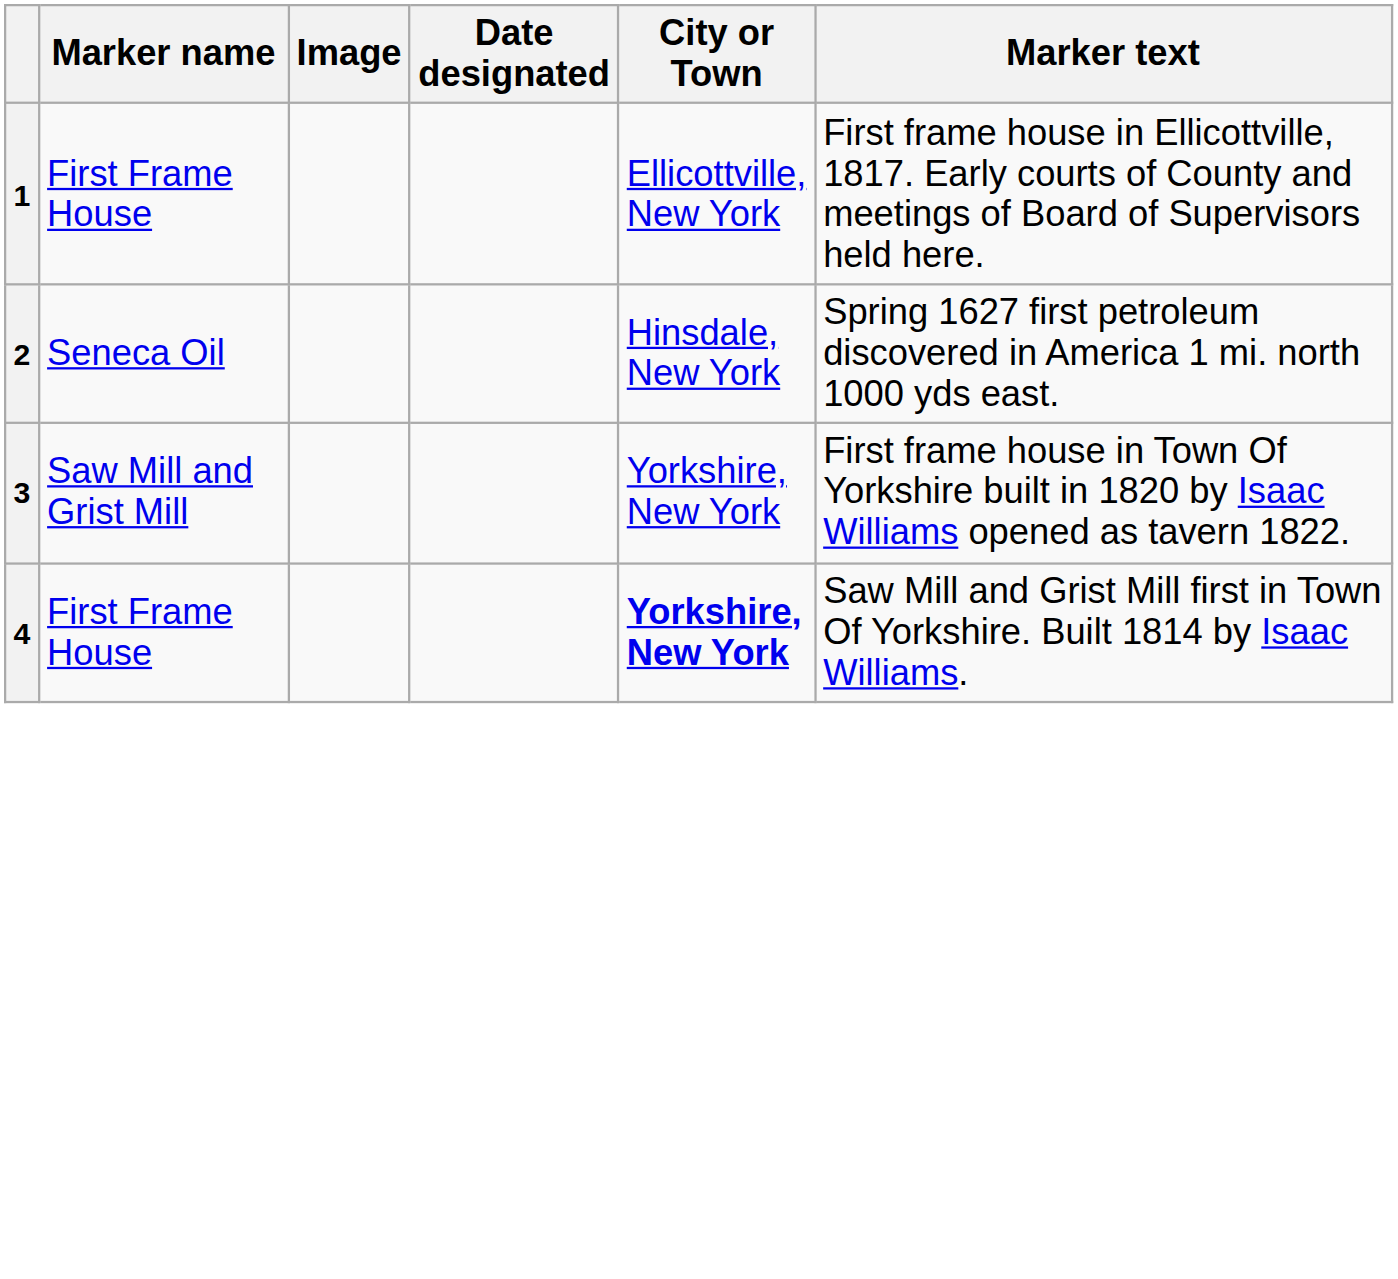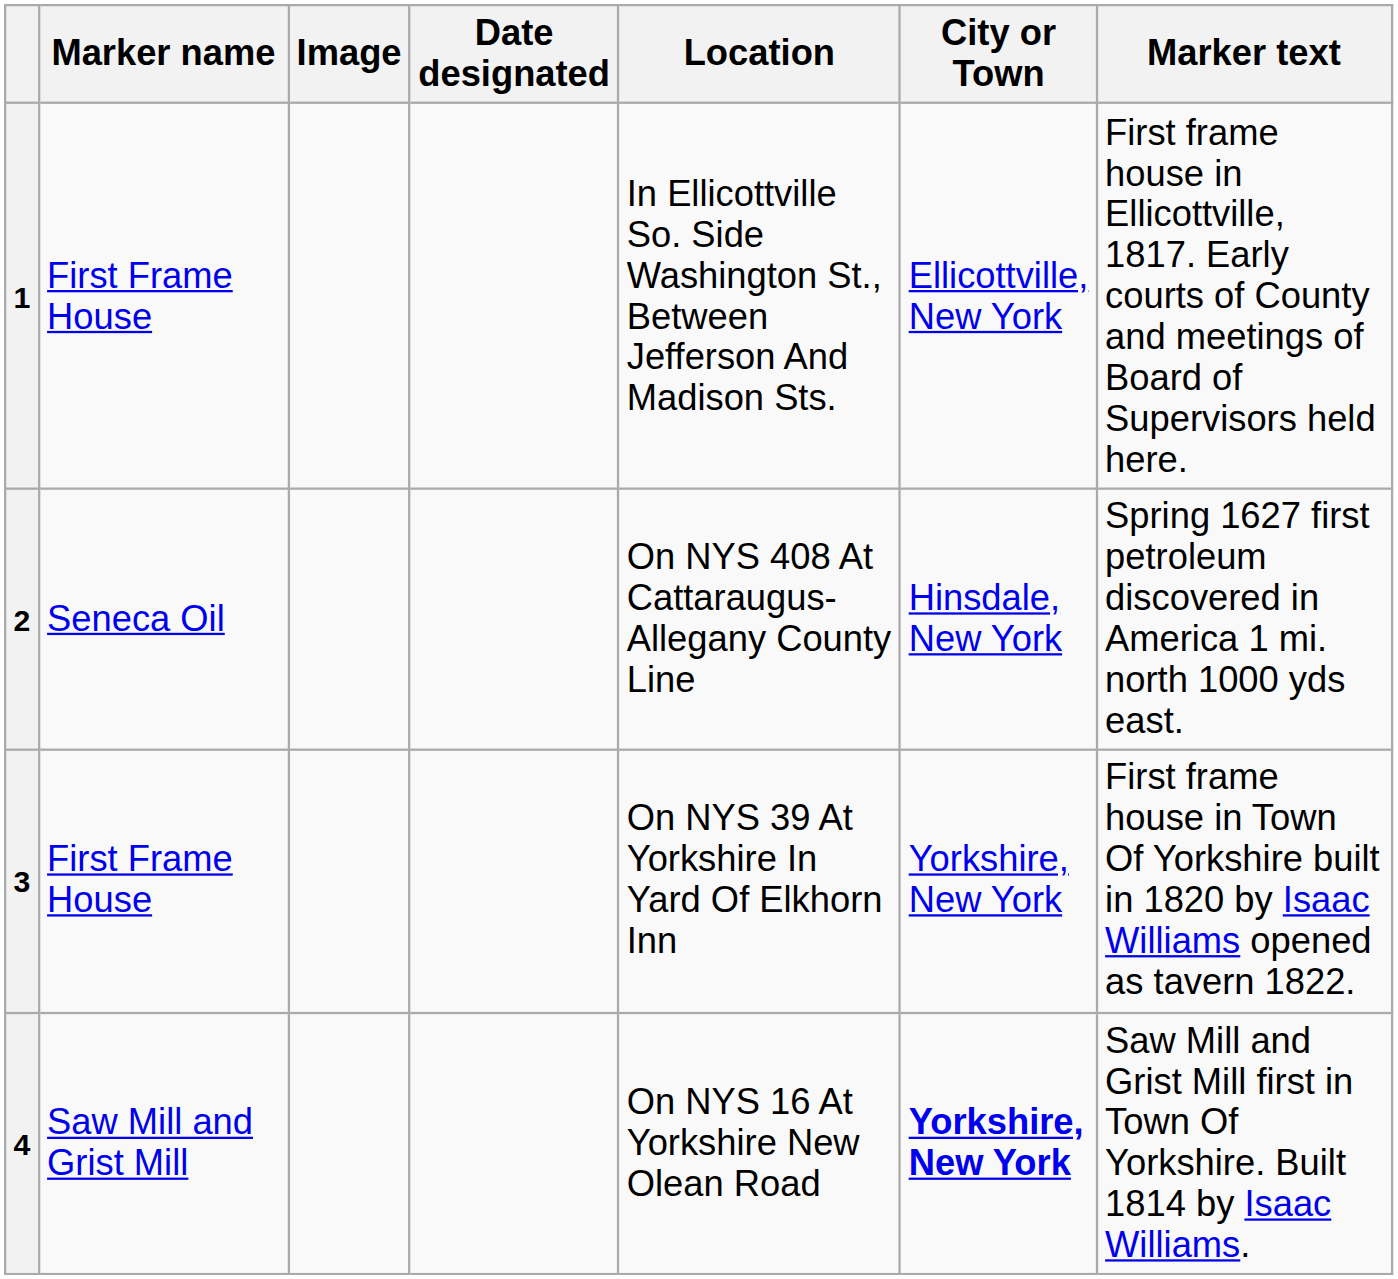+ column: (759, 53)
(150, 492) Saw Mill and Grist Mill -> (140, 880) First Frame House
(140, 631) First Frame House -> (150, 1142) Saw Mill and Grist Mill
